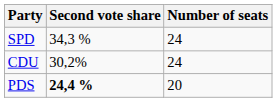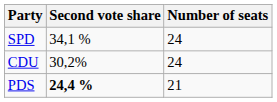(70, 39) 34,3 % -> (70, 39) 34,1 %
(175, 85) 20 -> (175, 85) 21
